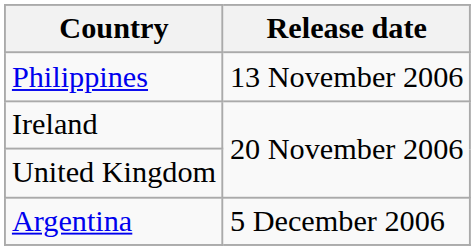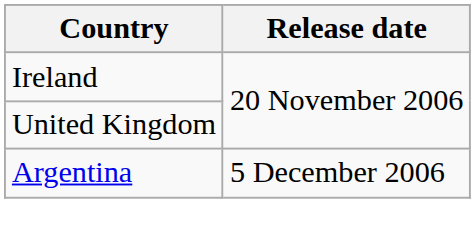- row: (80, 76)
